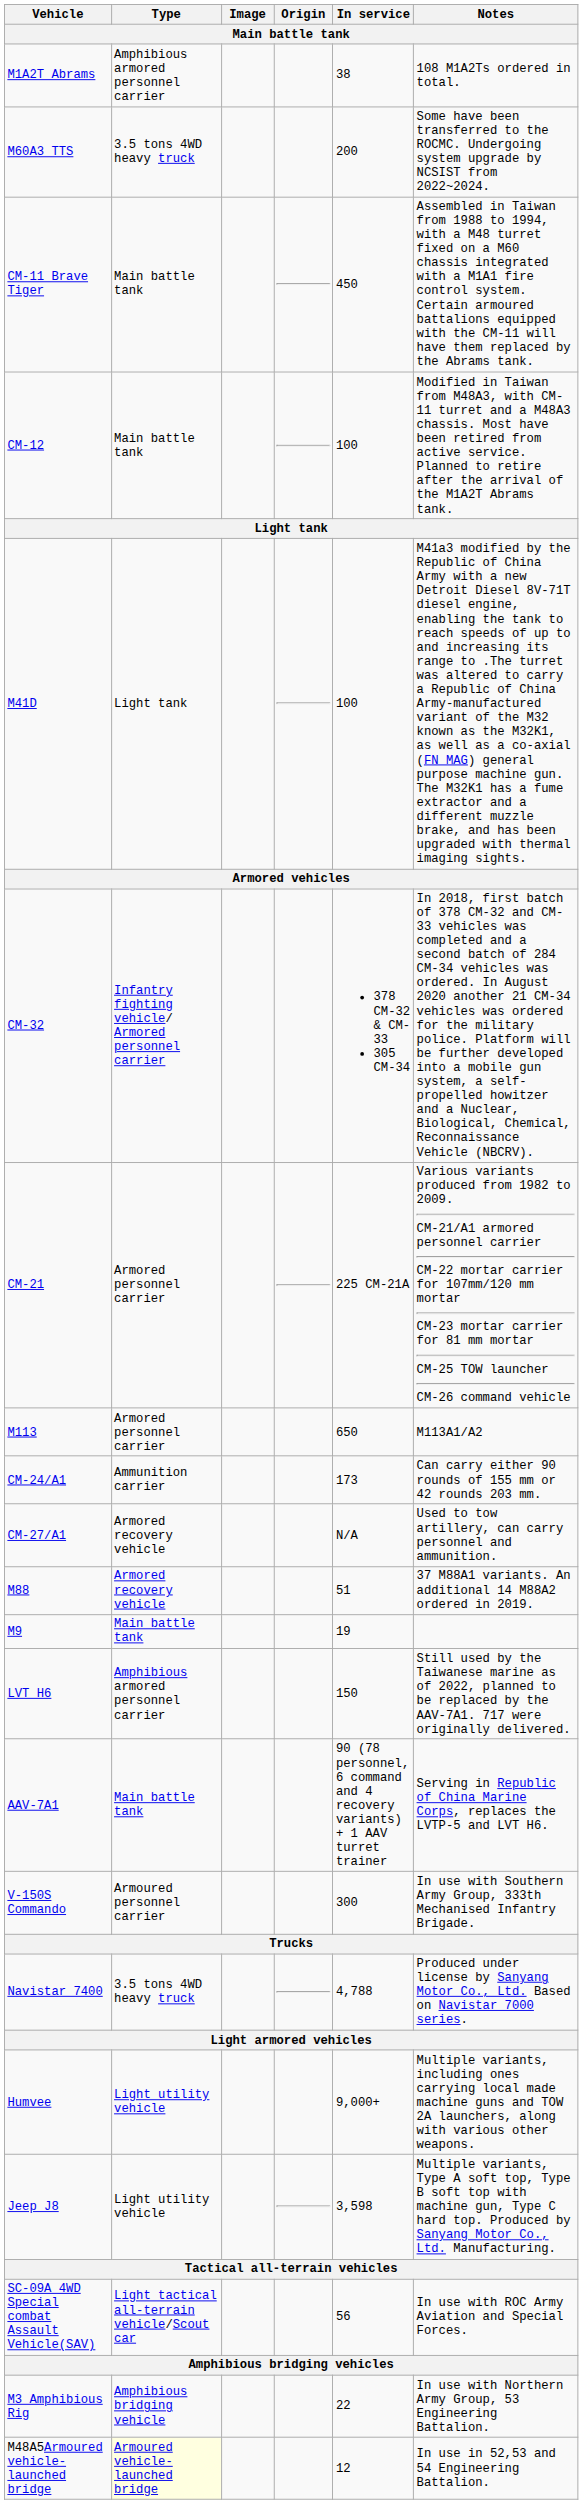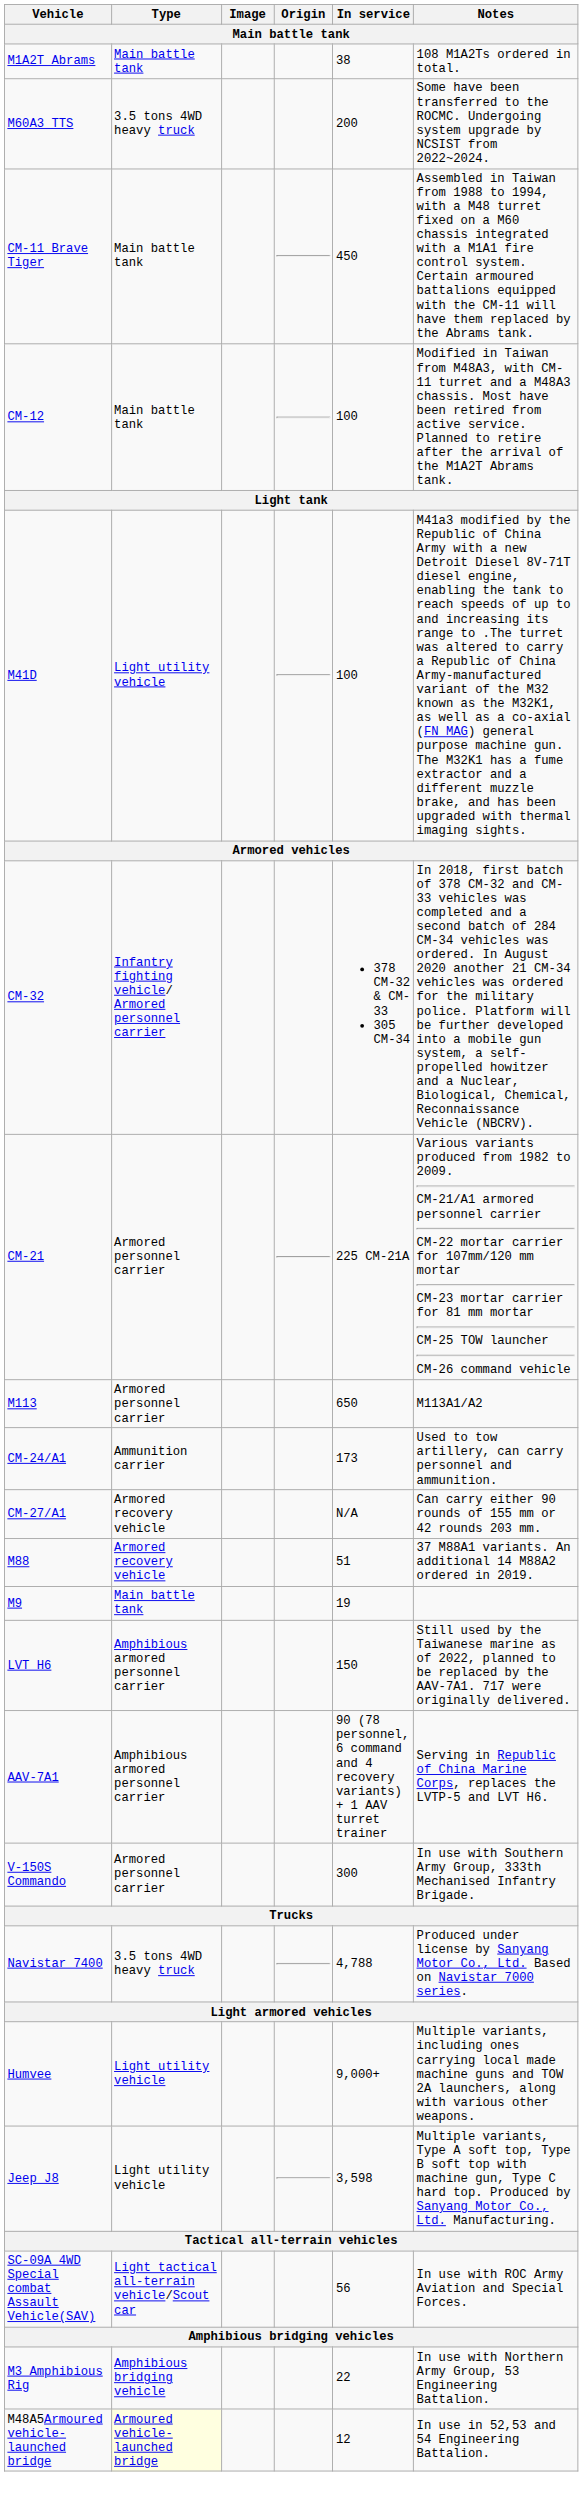(151, 75) Amphibious armored personnel carrier -> (154, 61) Main battle tank
(151, 704) Light tank -> (162, 676) Light utility vehicle
(486, 1480) Can carry either 90 rounds of 155 mm or 42 rounds 203 mm. -> (490, 1459) Used to tow artillery, can carry personnel and ammunition.
(490, 1535) Used to tow artillery, can carry personnel and ammunition. -> (486, 1514) Can carry either 90 rounds of 155 mm or 42 rounds 203 mm.
(154, 1805) Main battle tank -> (151, 1777) Amphibious armored personnel carrier
(147, 1903) Armoured personnel carrier -> (147, 1875) Armored personnel carrier
